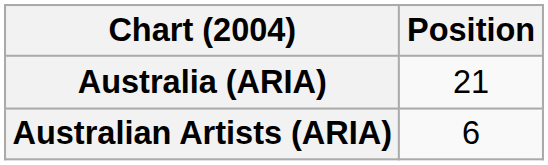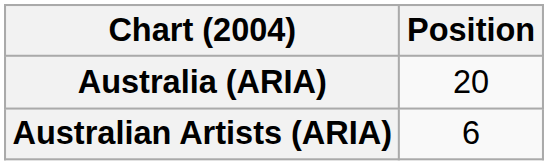(471, 81) 21 -> (471, 81) 20
